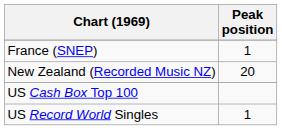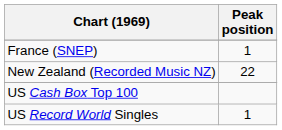(248, 72) 20 -> (248, 72) 22
